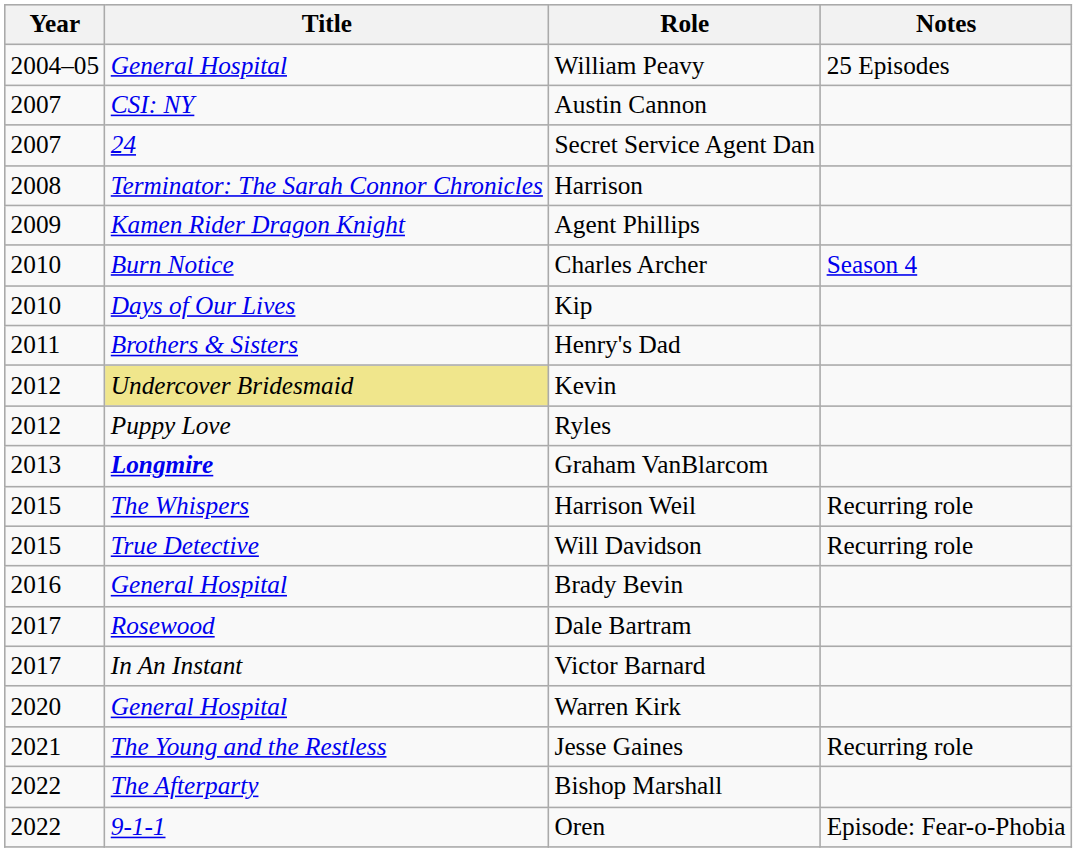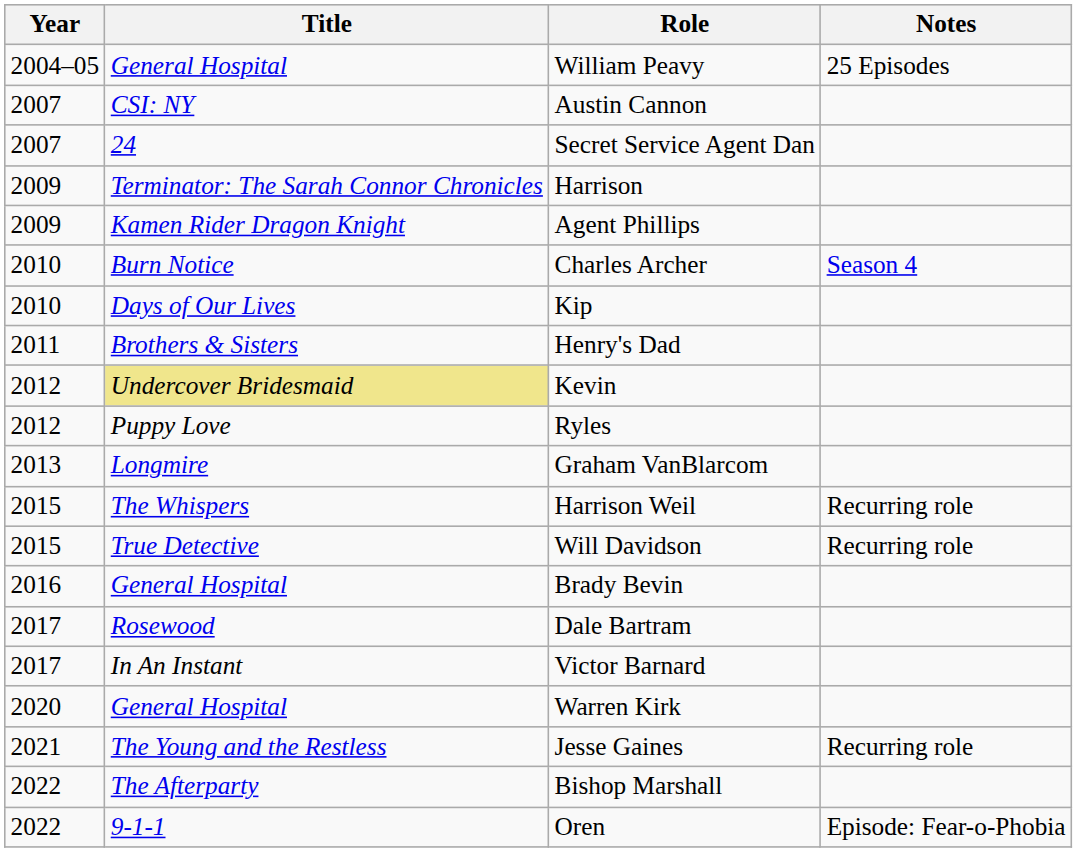(36, 184) 2008 -> (36, 184) 2009
(162, 465) bold -> (159, 465) normal
